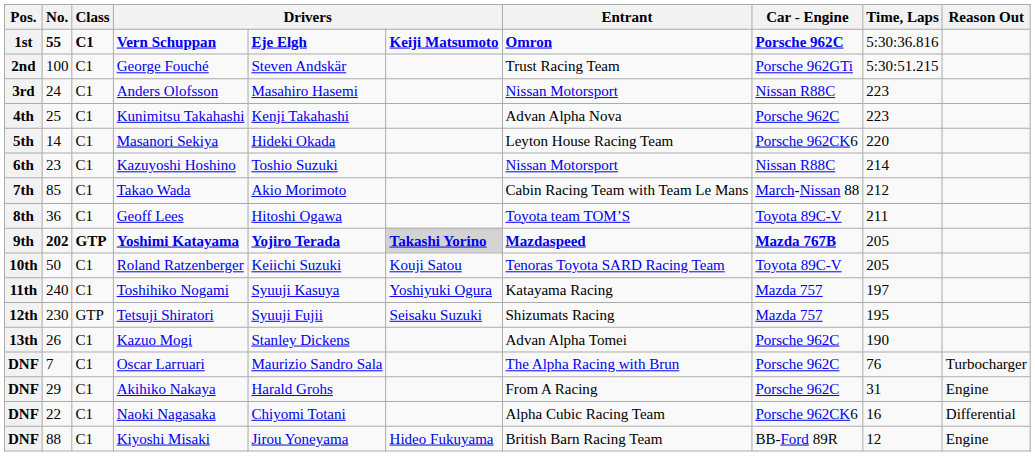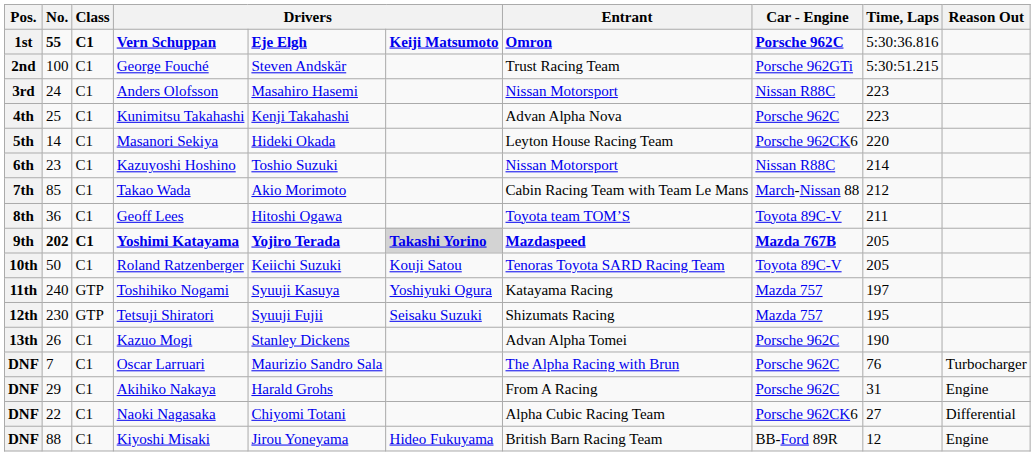(91, 240) GTP -> (85, 240) C1
(84, 290) C1 -> (90, 290) GTP
(874, 414) 16 -> (874, 414) 27
